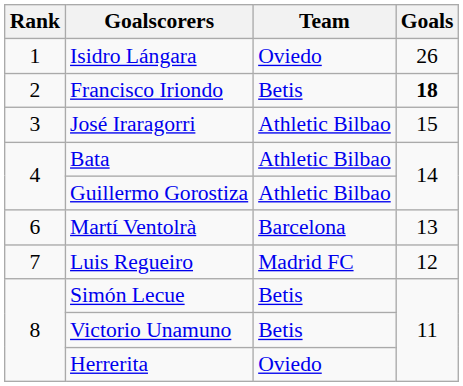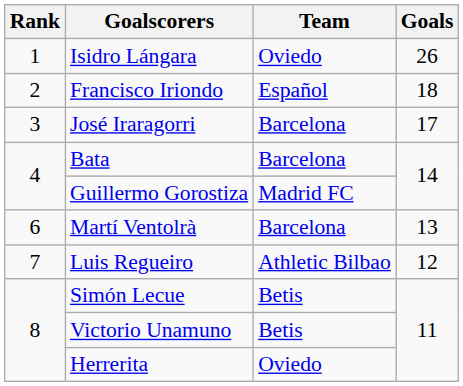(280, 90) Betis -> (293, 90) Español
(427, 90) bold -> (427, 90) normal
(324, 124) Athletic Bilbao -> (302, 124) Barcelona
(427, 124) 15 -> (427, 124) 17
(324, 158) Athletic Bilbao -> (302, 158) Barcelona
(324, 192) Athletic Bilbao -> (306, 192) Madrid FC
(306, 261) Madrid FC -> (324, 261) Athletic Bilbao
